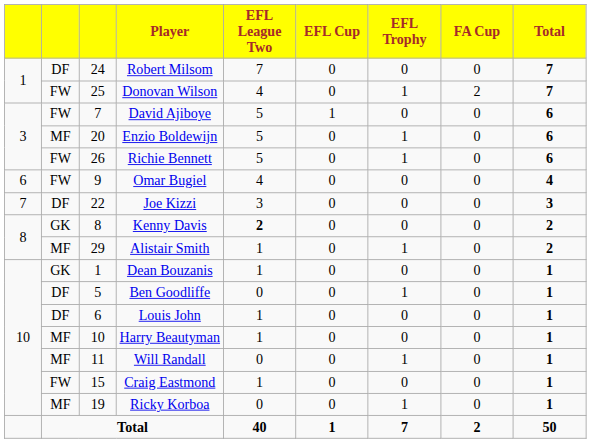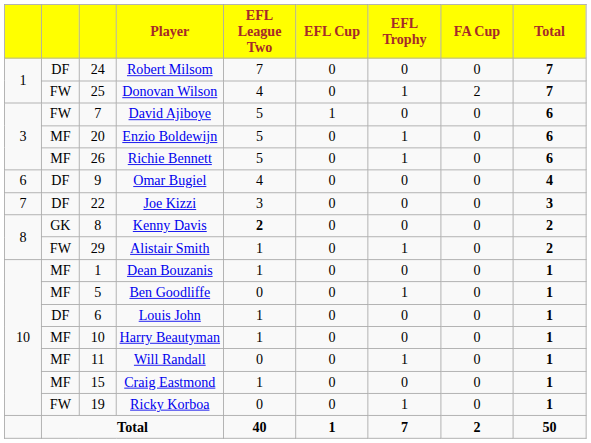(60, 158) FW -> (60, 158) MF
(60, 181) FW -> (60, 181) DF
(60, 248) MF -> (60, 248) FW
(60, 270) GK -> (60, 270) MF
(60, 292) DF -> (60, 292) MF
(60, 382) FW -> (60, 382) MF
(60, 404) MF -> (60, 404) FW
